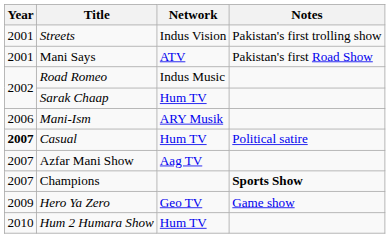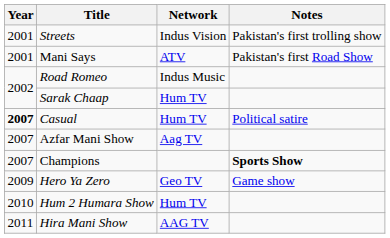- row: (65, 118)
+ row: (83, 222)
